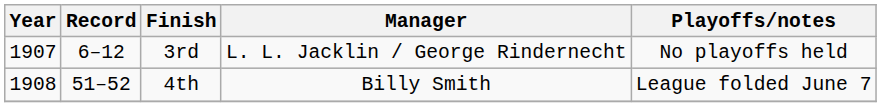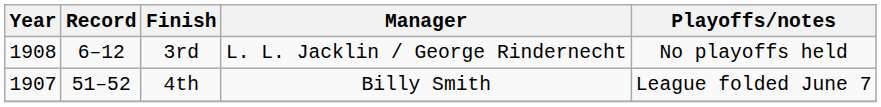(33, 53) 1907 -> (33, 53) 1908
(33, 85) 1908 -> (33, 85) 1907
